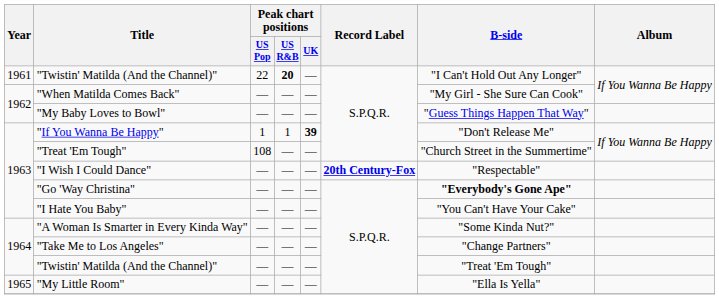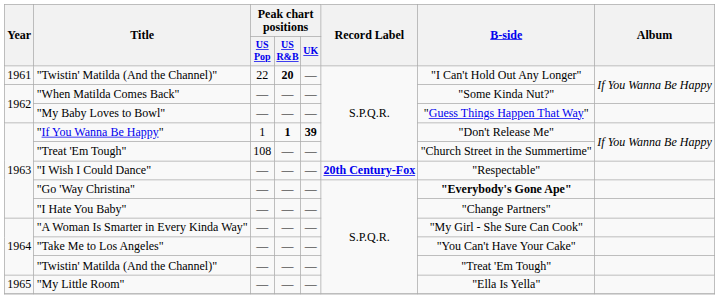(506, 94) "My Girl - She Sure Can Cook" -> (506, 94) "Some Kinda Nut?"
(288, 132) normal -> (288, 132) bold
(506, 208) "You Can't Have Your Cake" -> (506, 208) "Change Partners"
(506, 227) "Some Kinda Nut?" -> (506, 227) "My Girl - She Sure Can Cook"
(506, 246) "Change Partners" -> (506, 246) "You Can't Have Your Cake"
